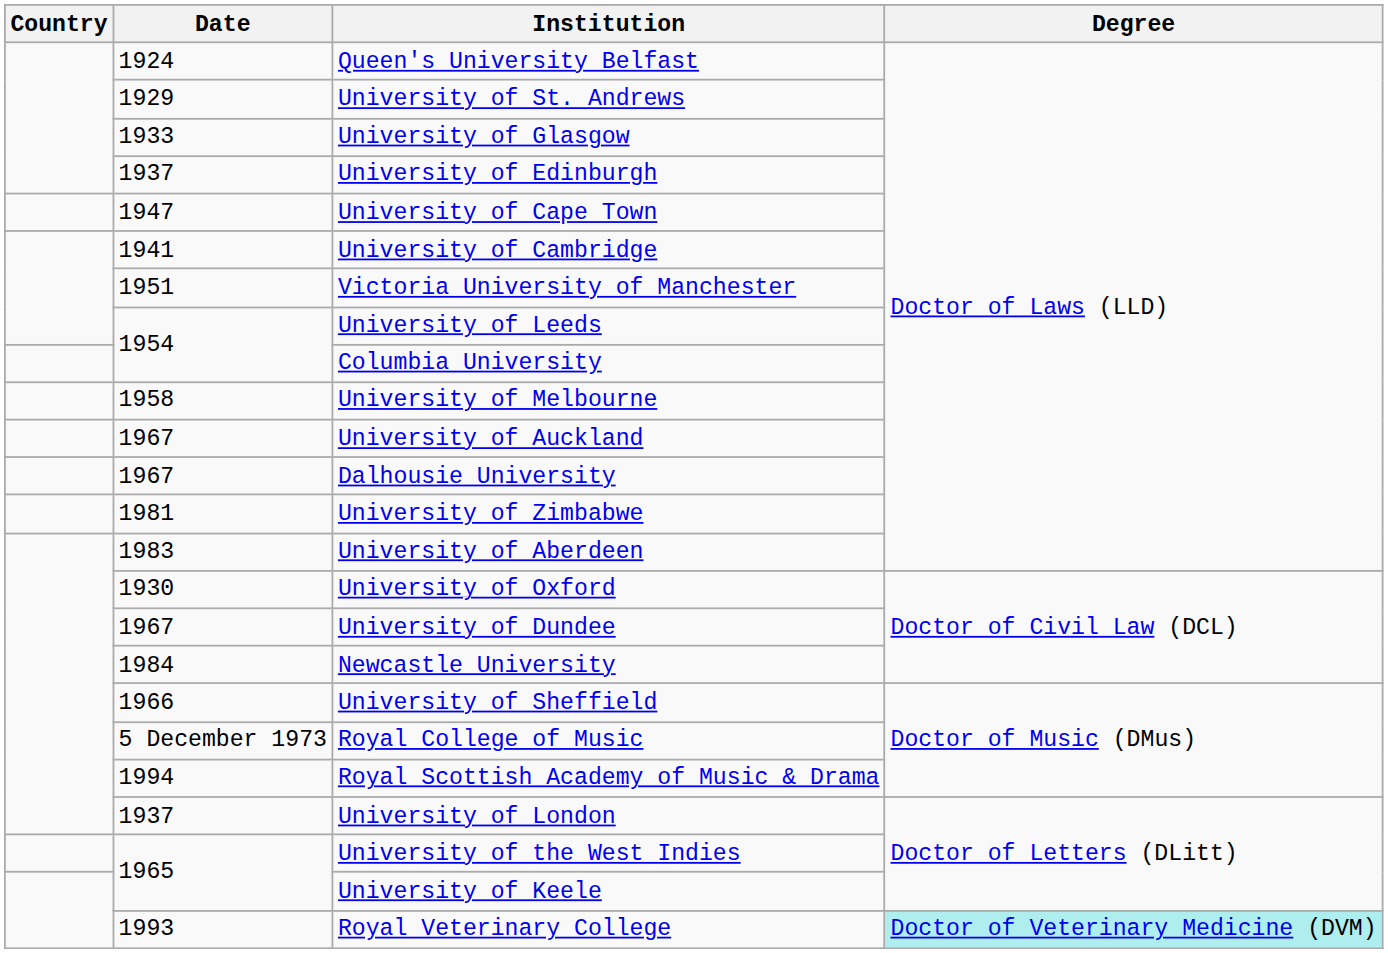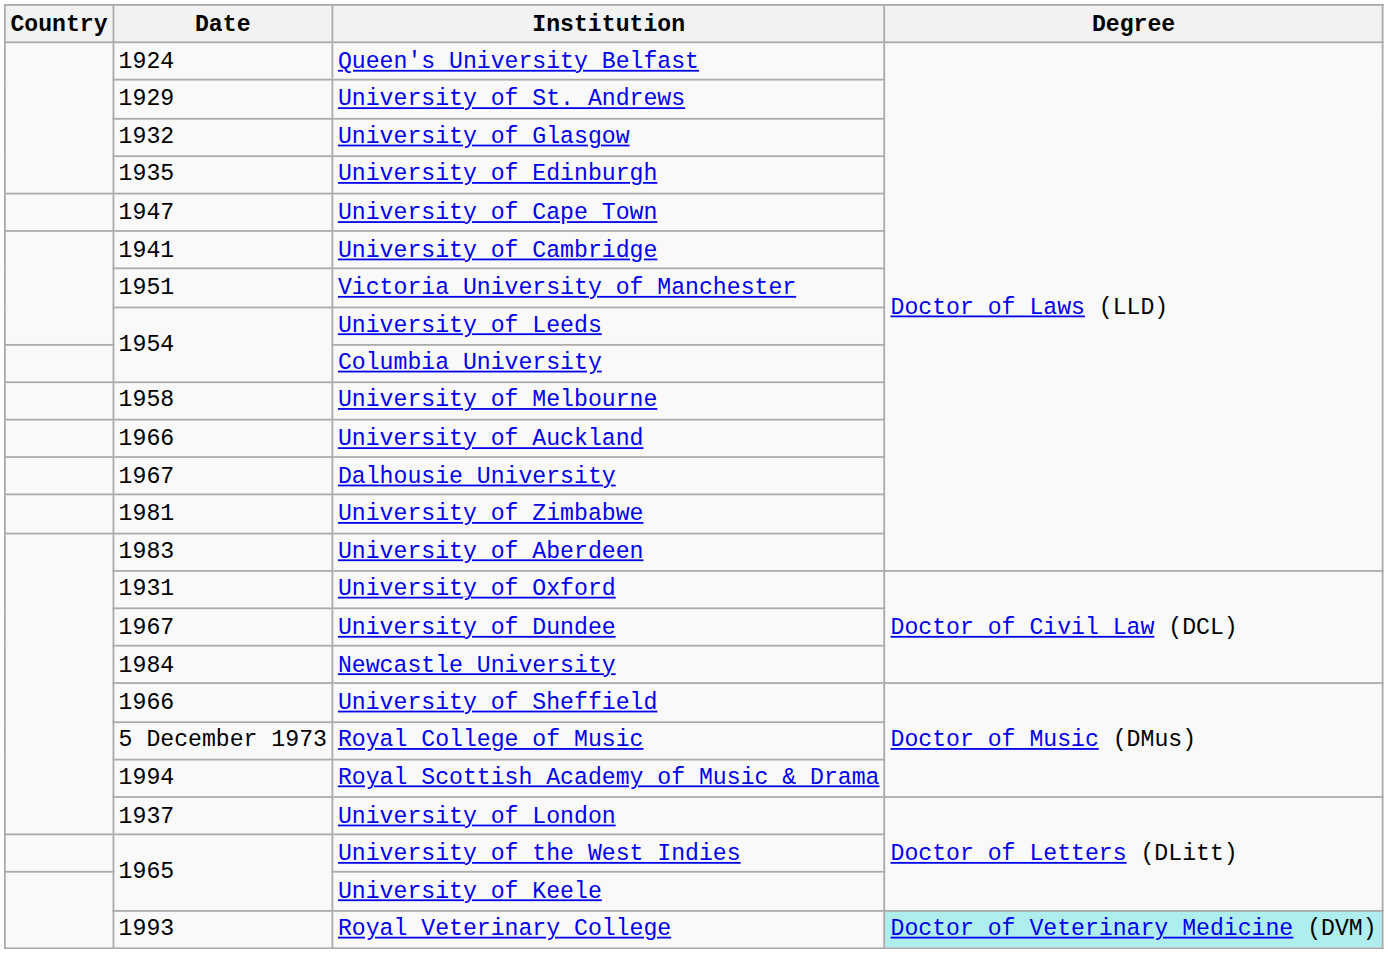(146, 137) 1933 -> (146, 137) 1932
(146, 175) 1937 -> (146, 175) 1935
(146, 439) 1967 -> (146, 439) 1966
(146, 589) 1930 -> (146, 589) 1931
